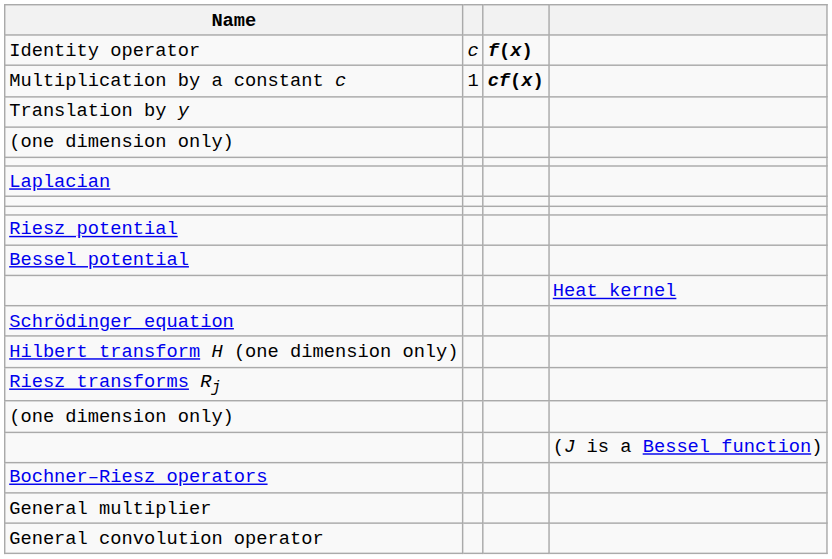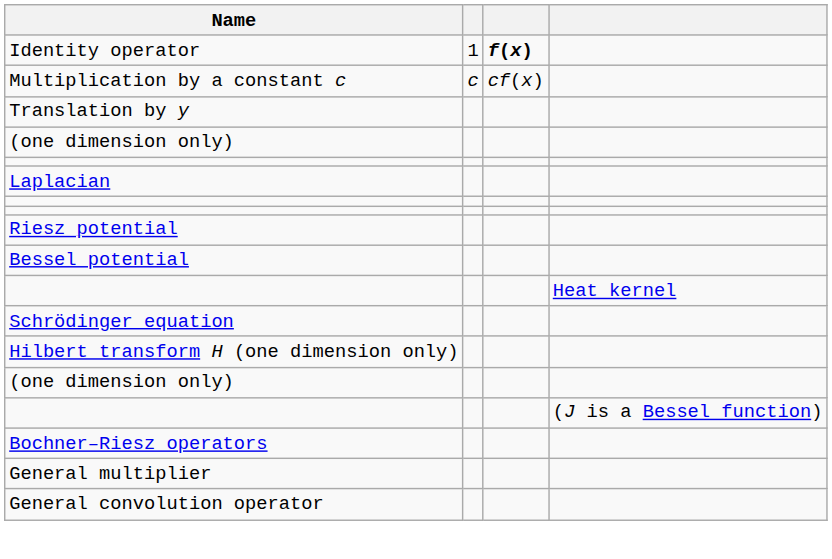(473, 50) c -> (473, 50) 1
(473, 81) 1 -> (473, 81) c
(516, 81) bold -> (516, 81) normal
- row: (115, 384)
